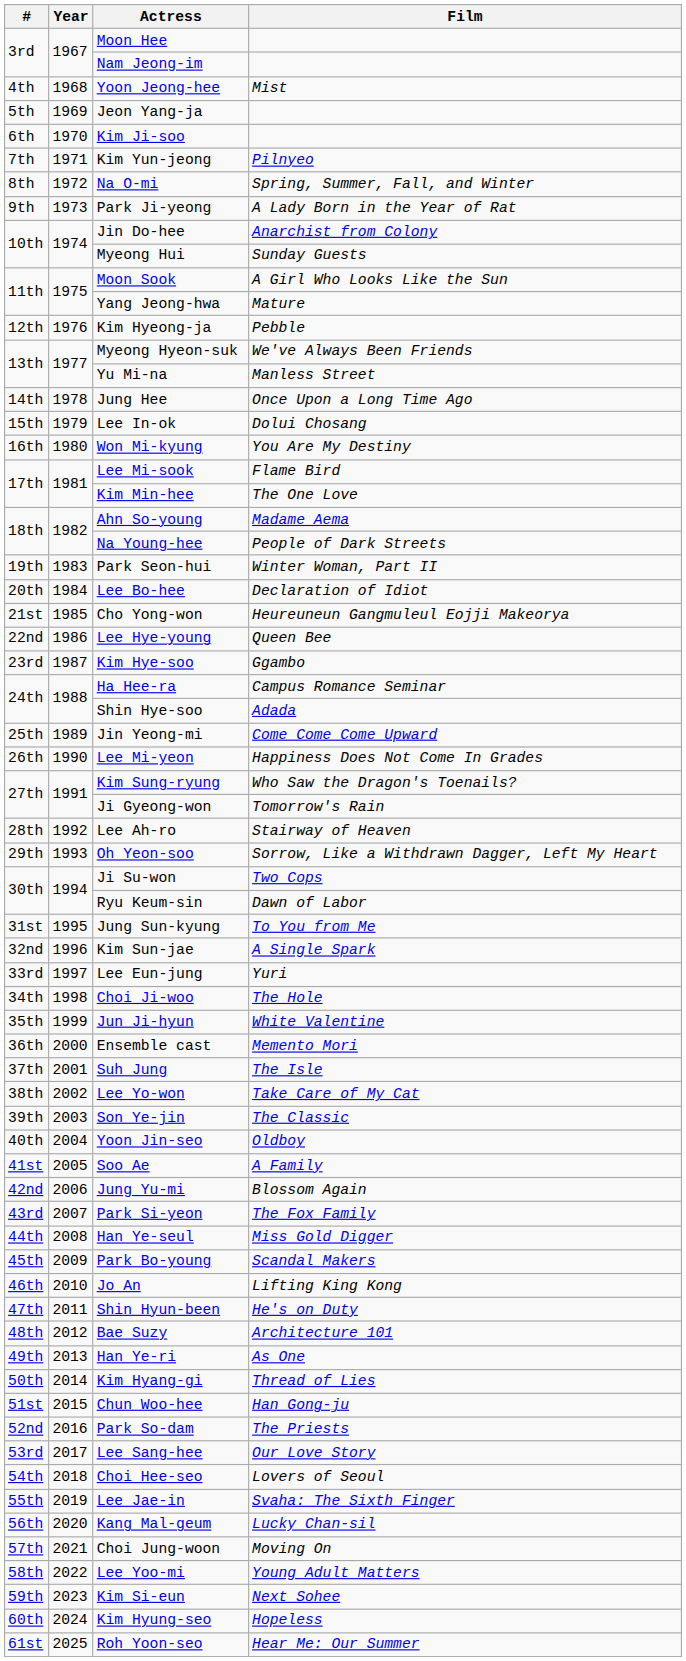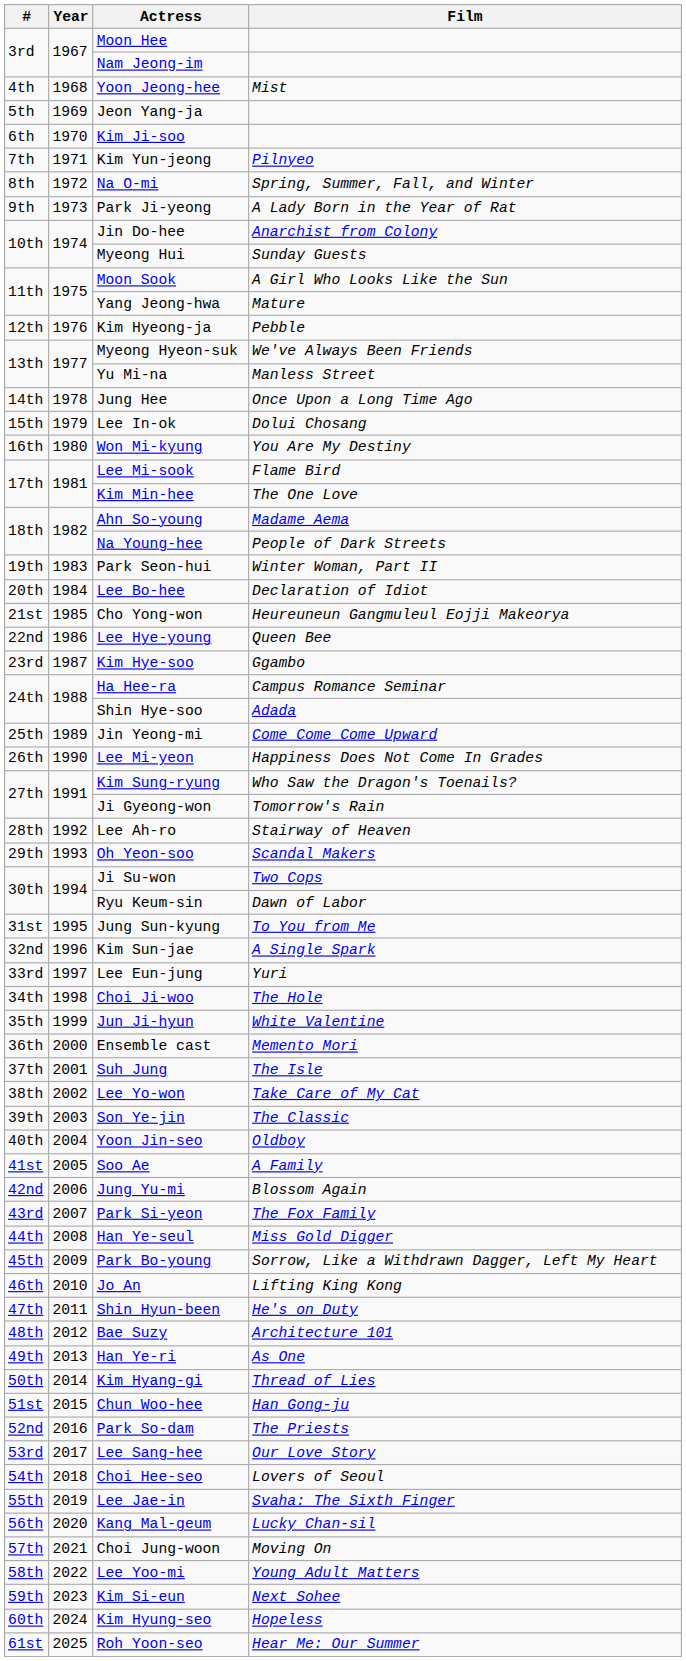(455, 855) Sorrow, Like a Withdrawn Dagger, Left My Heart -> (314, 855) Scandal Makers
(314, 1262) Scandal Makers -> (455, 1262) Sorrow, Like a Withdrawn Dagger, Left My Heart
